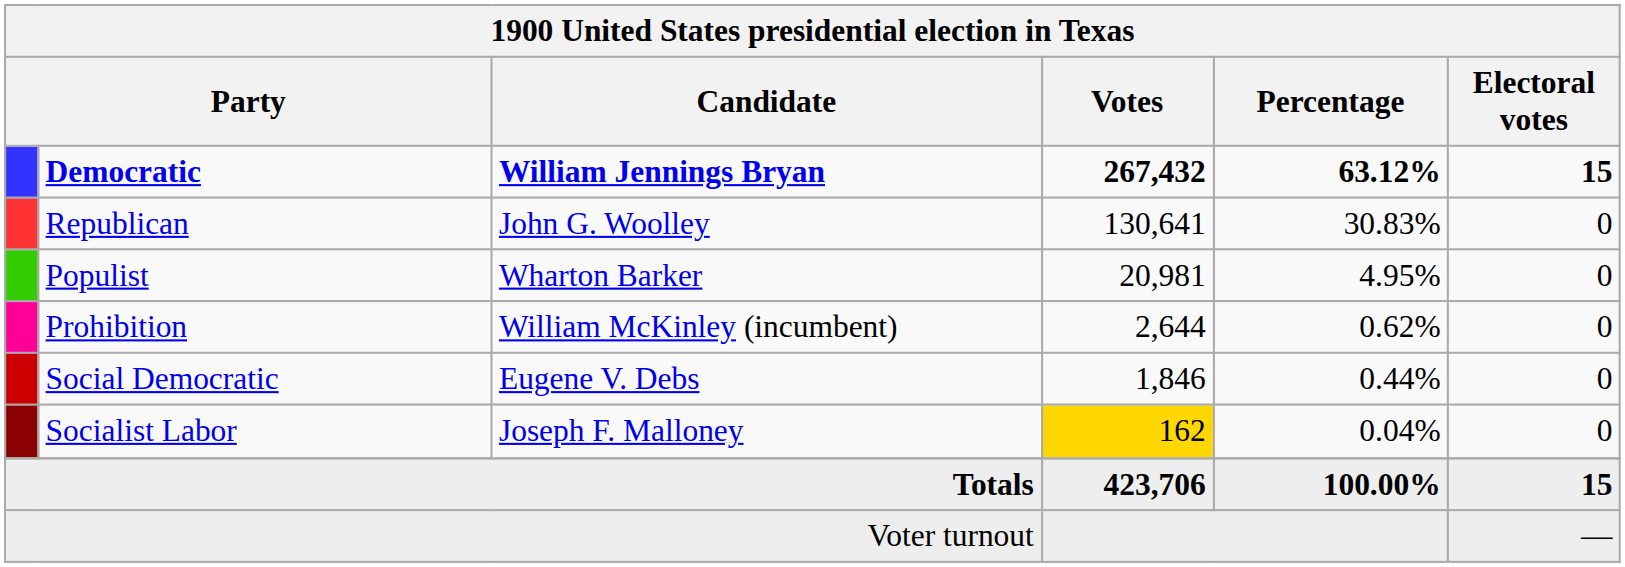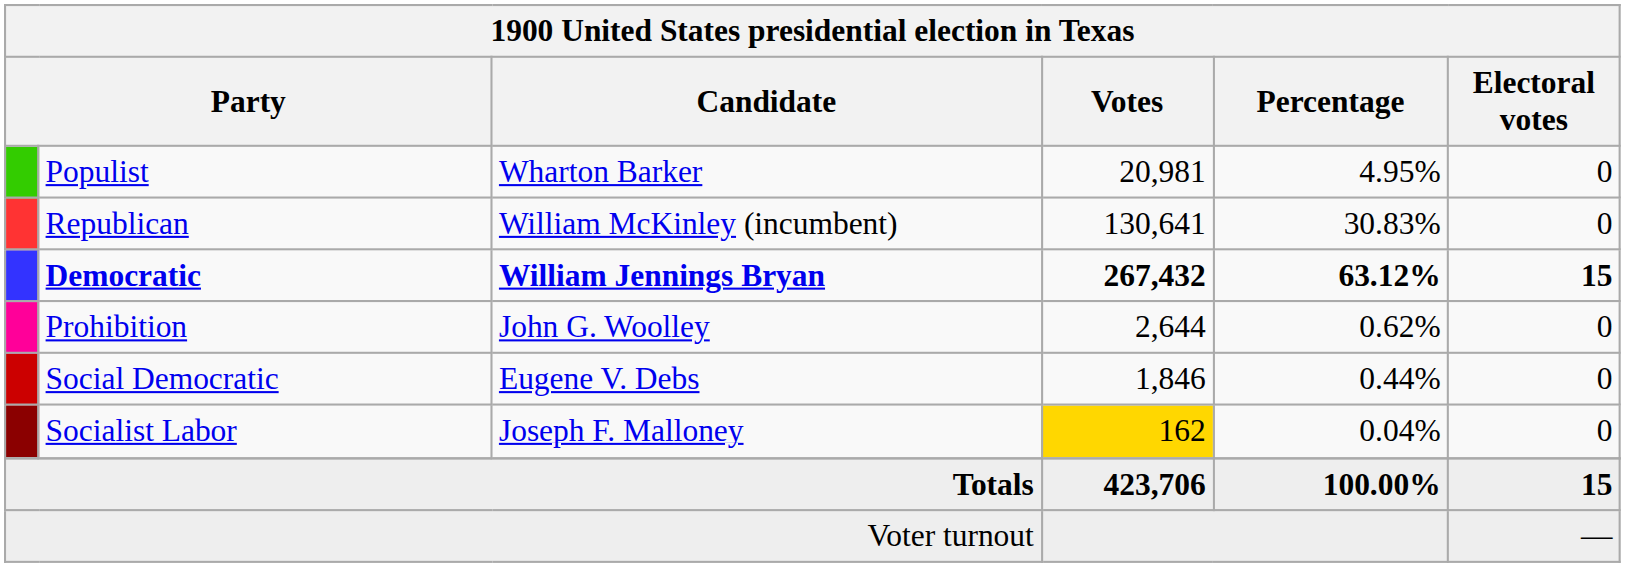rows swapped: (123, 171) <-> (97, 275)
(604, 223) John G. Woolley -> (698, 223) William McKinley (incumbent)
(698, 327) William McKinley (incumbent) -> (604, 327) John G. Woolley
